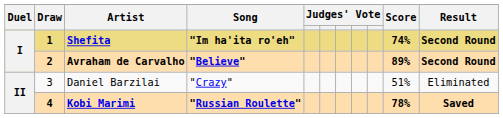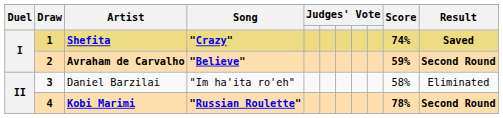(242, 40) "Im ha'ita ro'eh" -> (211, 40) "Crazy"
(458, 40) Second Round -> (458, 40) Saved
(401, 61) 89% -> (401, 61) 59%
(50, 82) normal -> (50, 82) bold
(211, 82) "Crazy" -> (242, 82) "Im ha'ita ro'eh"
(401, 82) 51% -> (401, 82) 58%
(458, 103) Saved -> (458, 103) Second Round
